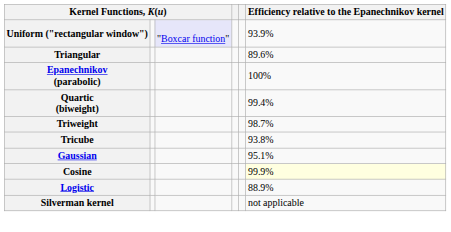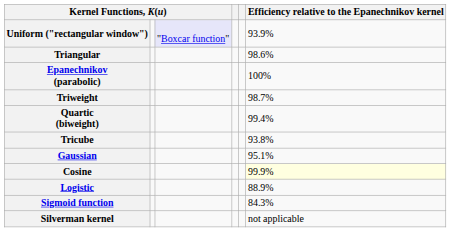(261, 54) 89.6% -> (261, 54) 98.6%
rows swapped: (77, 103) <-> (77, 124)
+ row: (77, 203)
